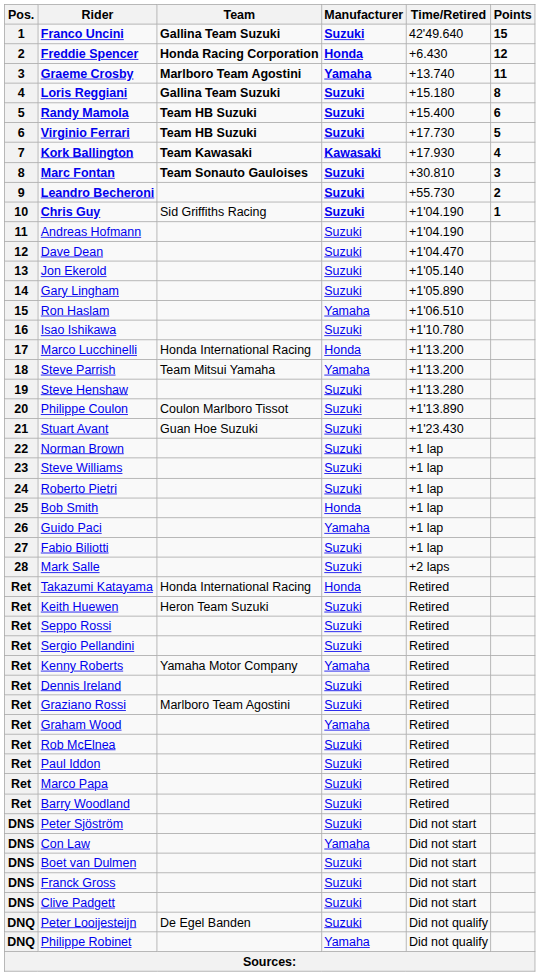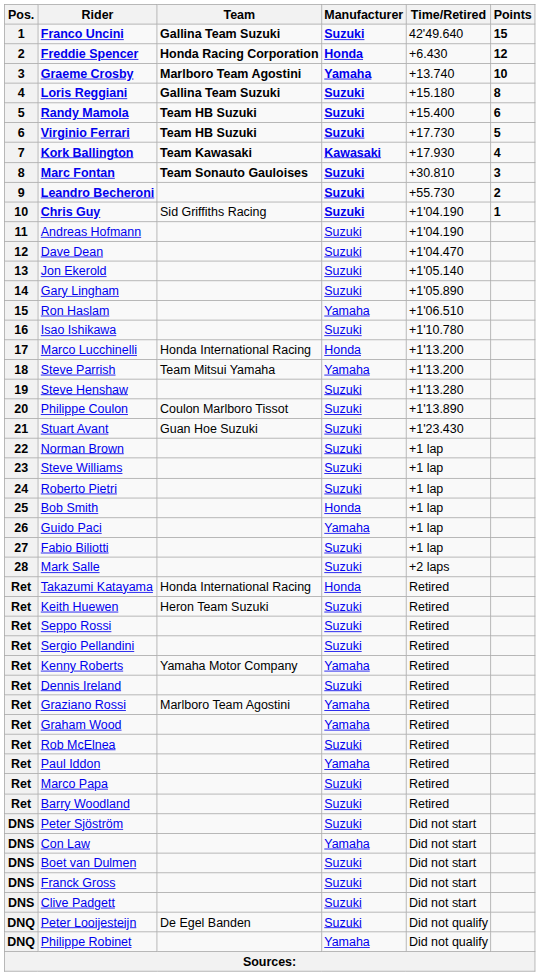(500, 74) 11 -> (501, 74) 10
(343, 705) Suzuki -> (347, 705) Yamaha
(343, 764) Suzuki -> (347, 764) Yamaha
